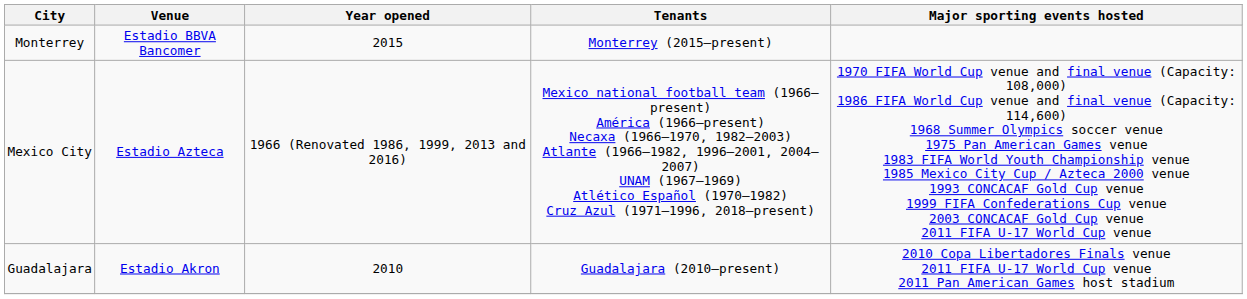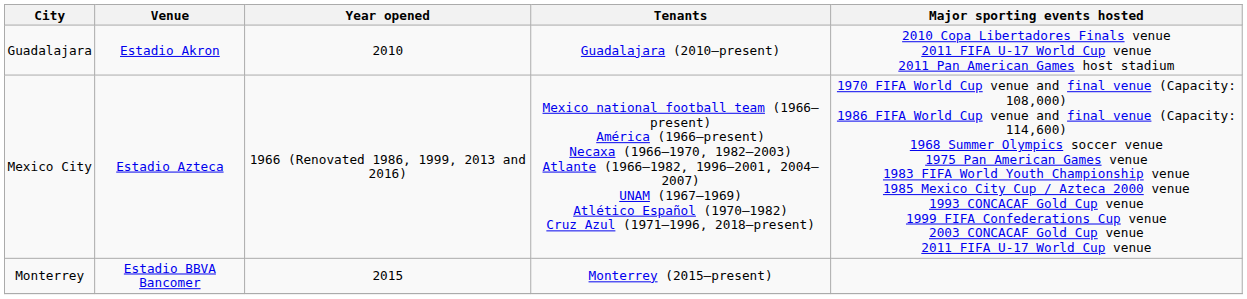rows swapped: (50, 268) <-> (50, 43)
